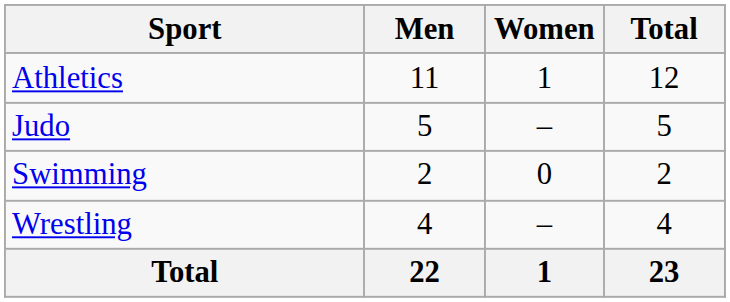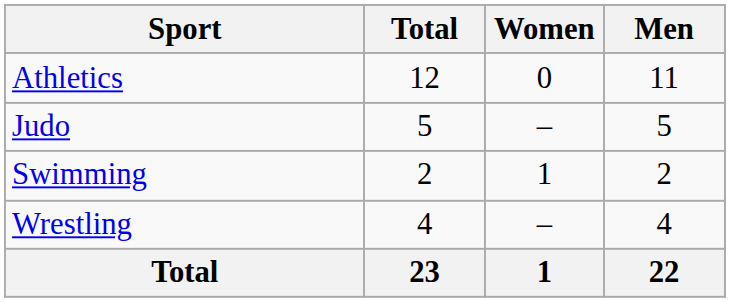columns swapped: (425, 28) <-> (664, 28)
(544, 77) 1 -> (544, 77) 0
(544, 175) 0 -> (544, 175) 1
